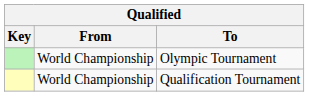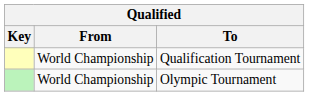rows swapped: (218, 58) <-> (230, 79)
